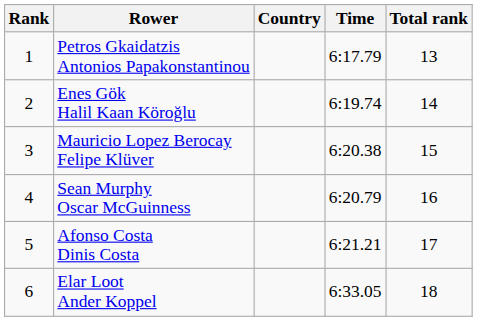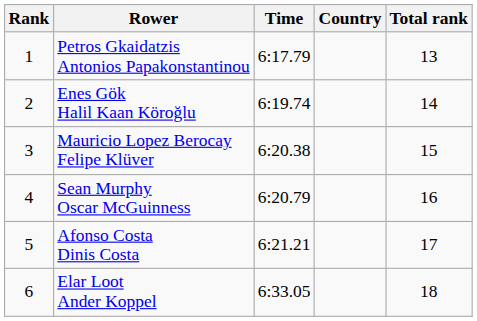columns swapped: (289, 18) <-> (355, 18)
